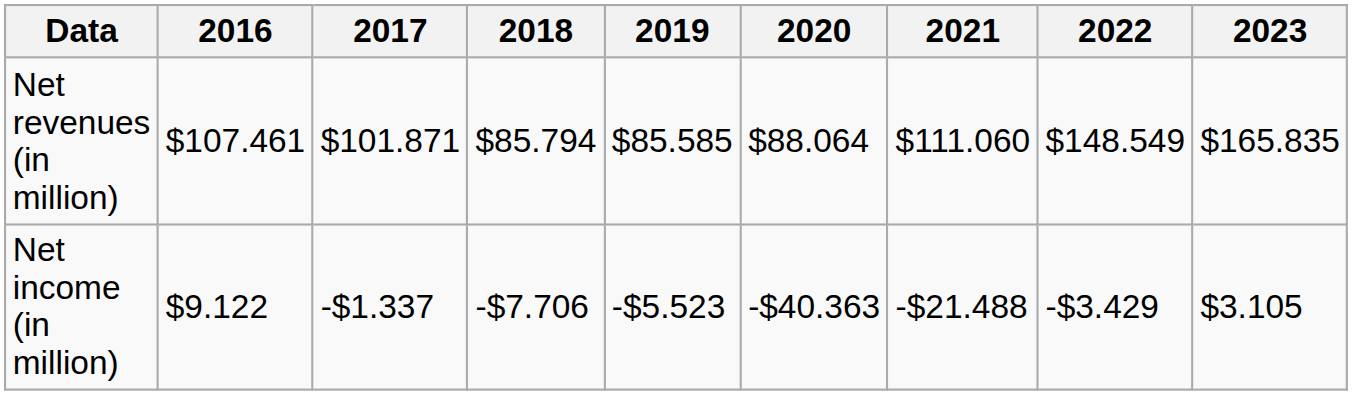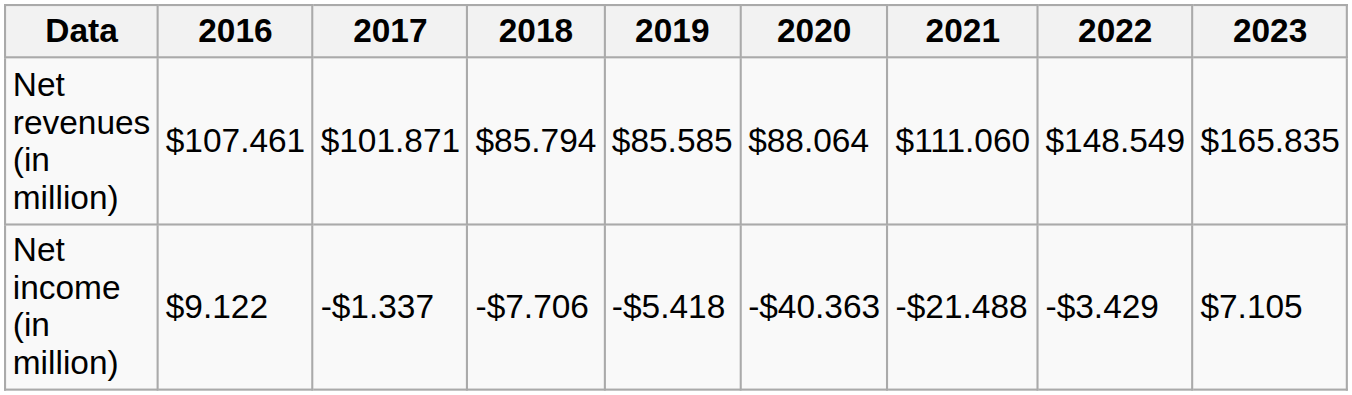(669, 306) -$5.523 -> (669, 306) -$5.418
(1252, 306) $3.105 -> (1252, 306) $7.105
